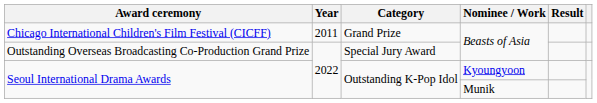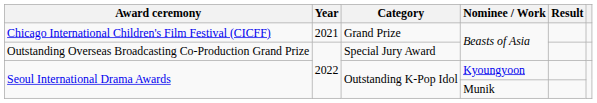(326, 32) 2011 -> (327, 32) 2021
